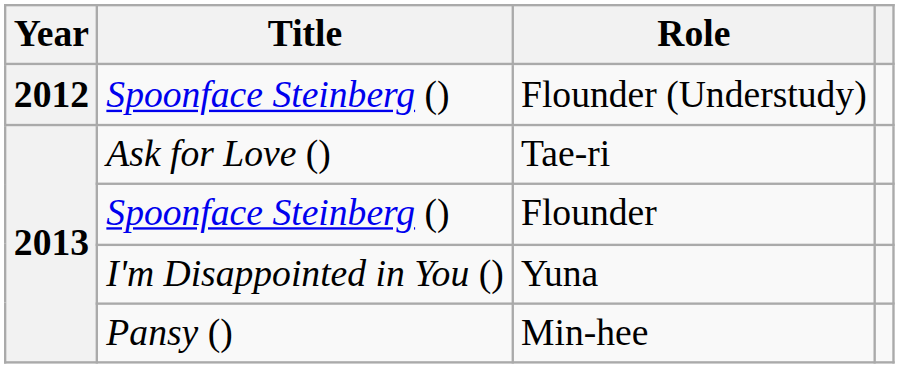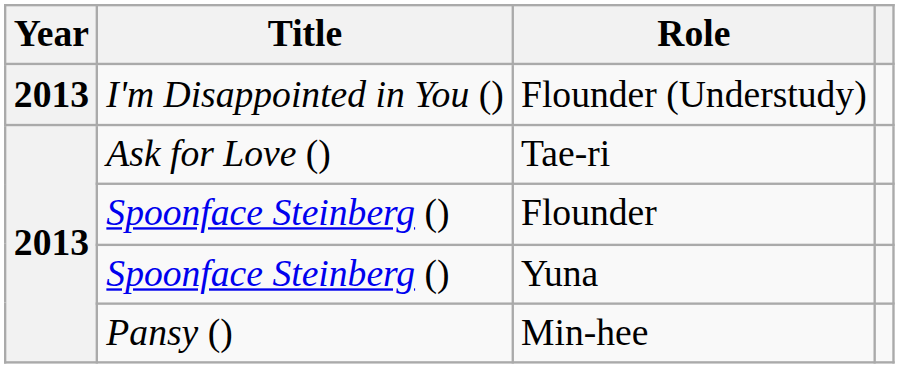(51, 93) 2012 -> (51, 93) 2013
(278, 93) Spoonface Steinberg () -> (305, 93) I'm Disappointed in You ()
(305, 272) I'm Disappointed in You () -> (278, 272) Spoonface Steinberg ()
